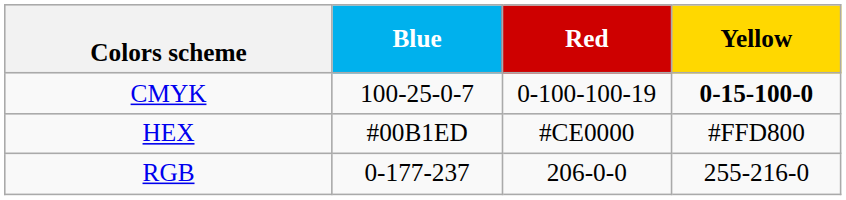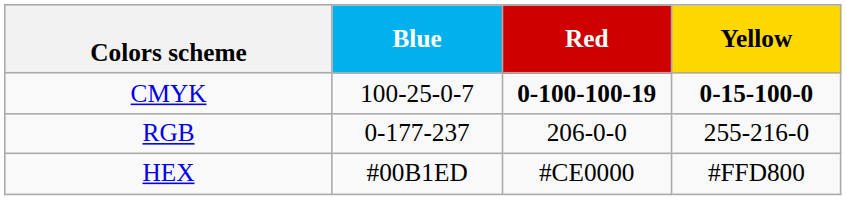(587, 93) normal -> (587, 93) bold
rows swapped: (169, 133) <-> (169, 173)
